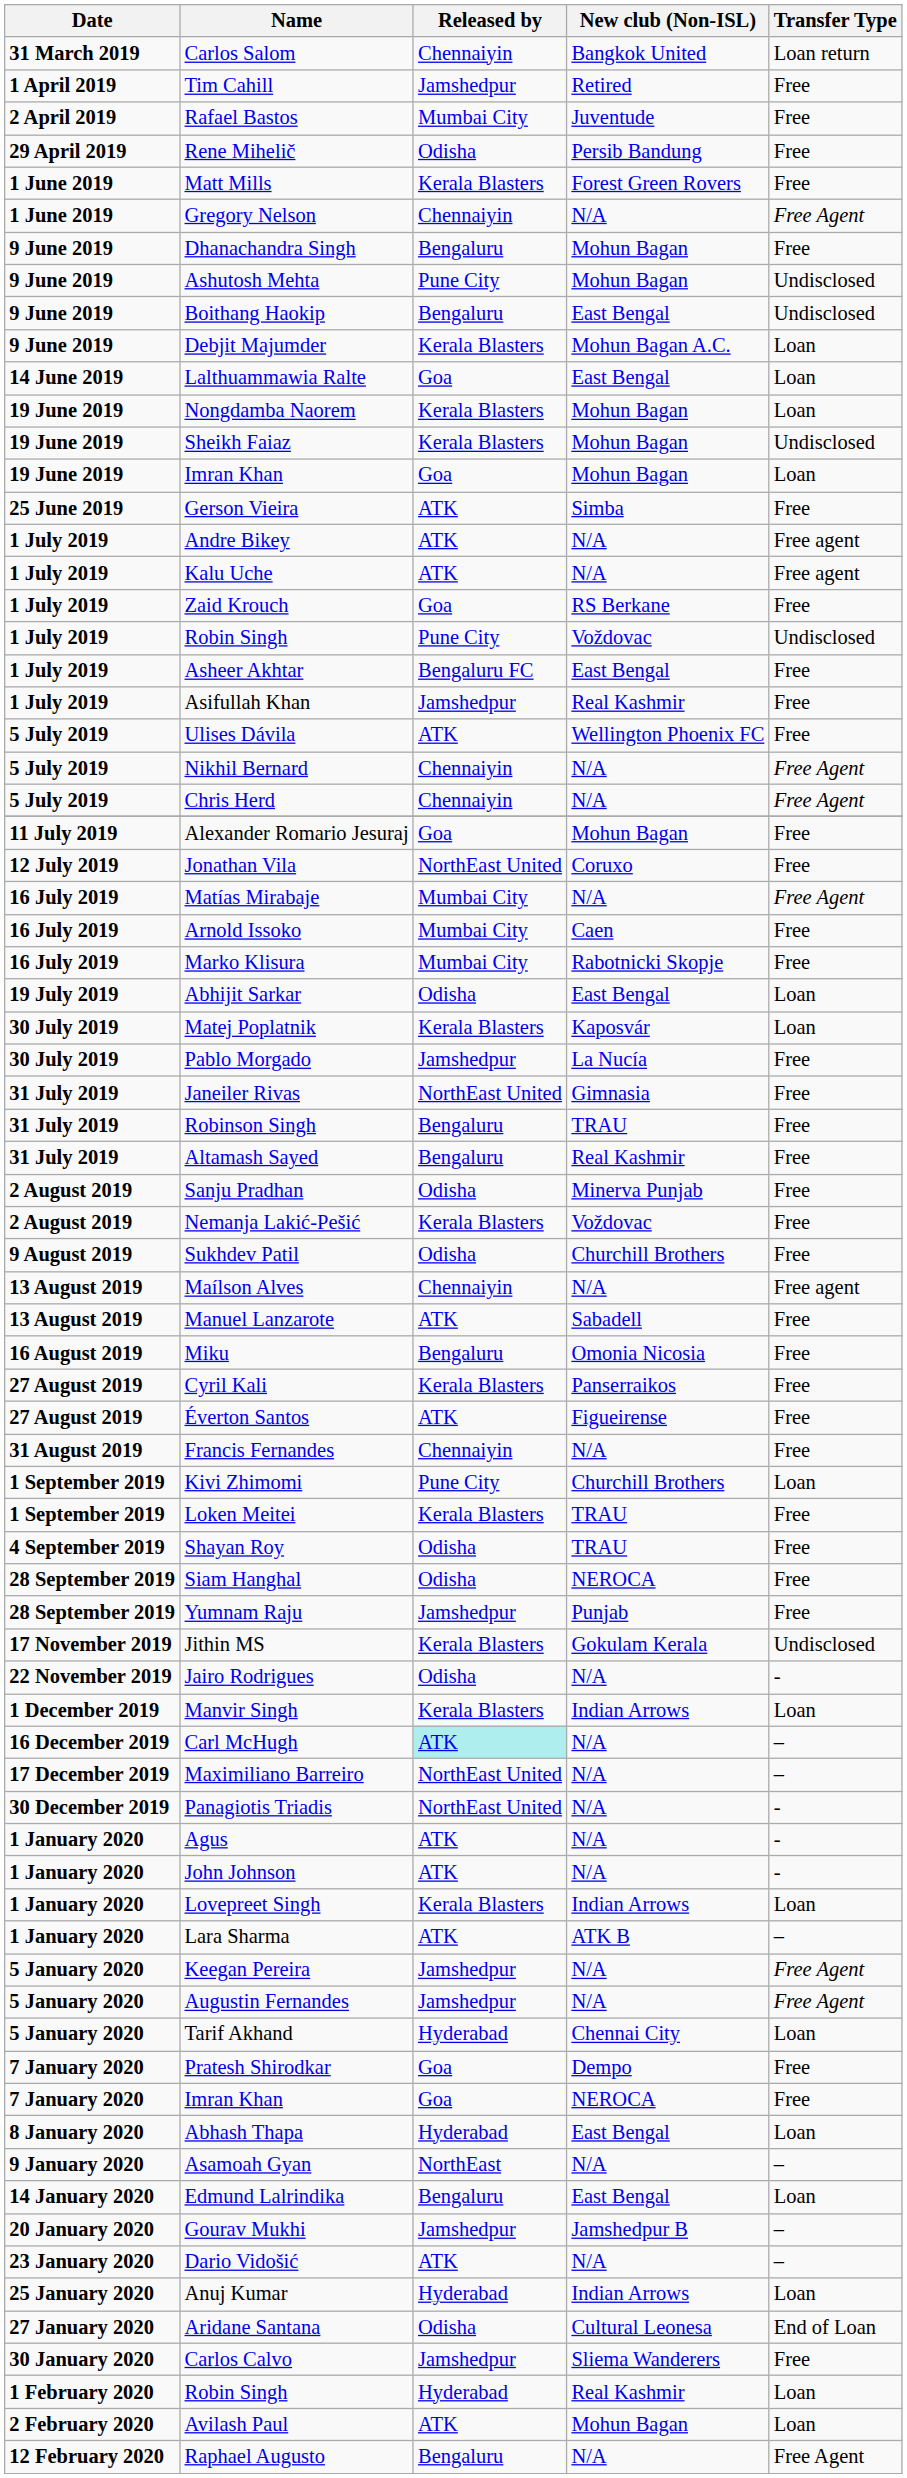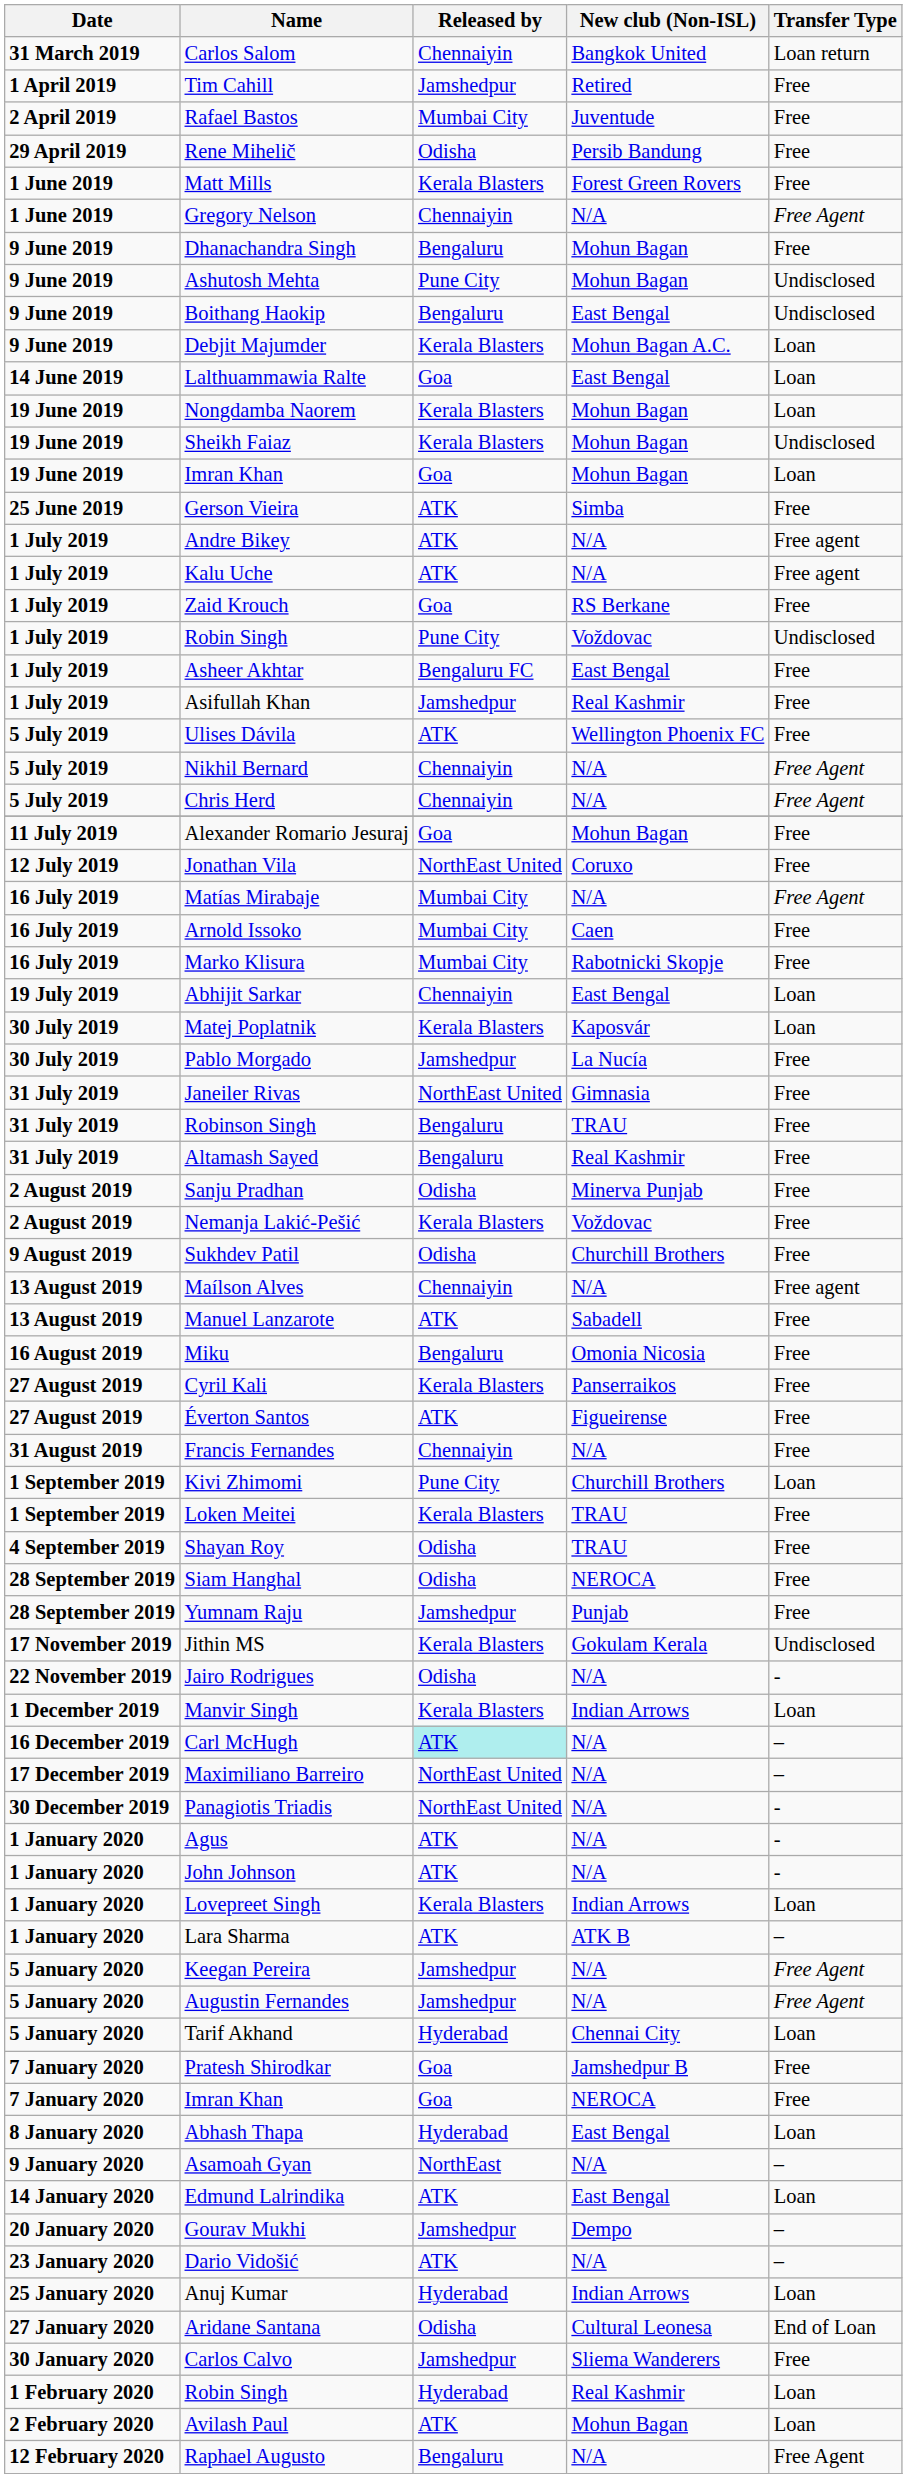(447, 995) Odisha -> (465, 995) Chennaiyin
(602, 2066) Dempo -> (630, 2066) Jamshedpur B
(461, 2196) Bengaluru -> (438, 2196) ATK
(630, 2229) Jamshedpur B -> (602, 2229) Dempo
